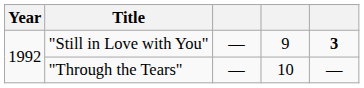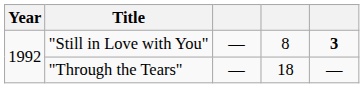(285, 43) 9 -> (285, 43) 8
(285, 69) 10 -> (285, 69) 18
